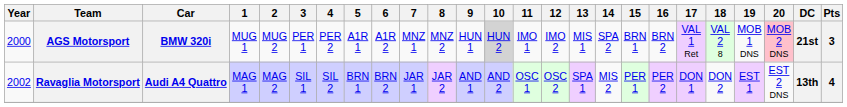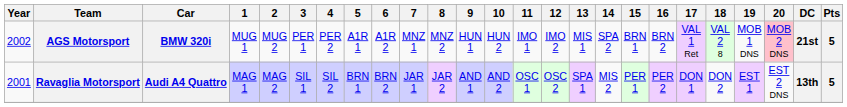(19, 41) 2000 -> (19, 41) 2002
(499, 41) lightgrey background -> (499, 41) no background
(832, 41) 3 -> (832, 41) 5
(19, 82) 2002 -> (19, 82) 2001
(832, 82) 4 -> (832, 82) 5
